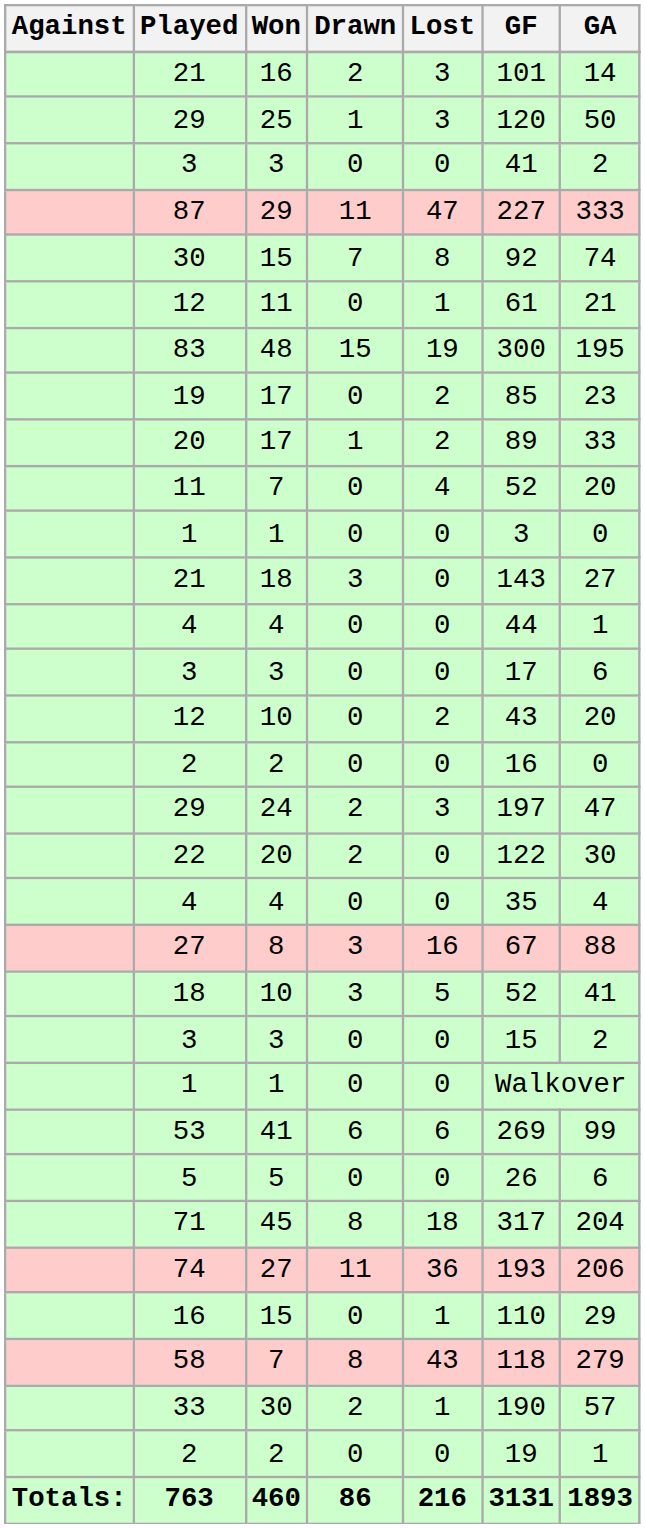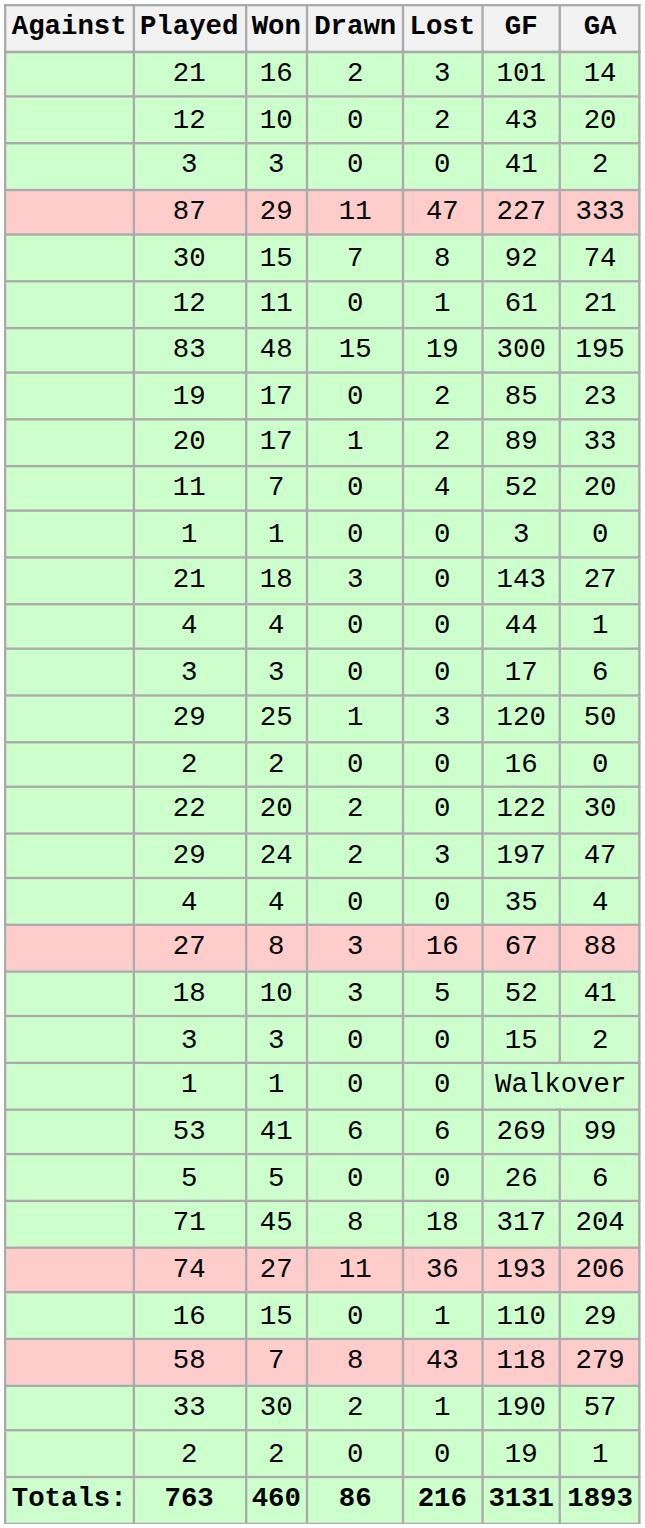rows swapped: (189, 718) <-> (189, 120)
rows swapped: (189, 856) <-> (189, 810)
